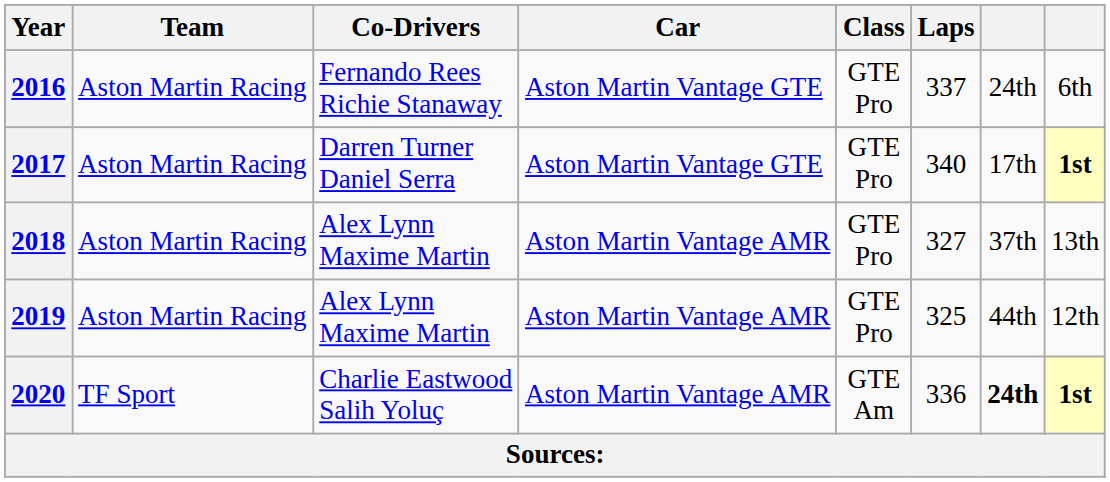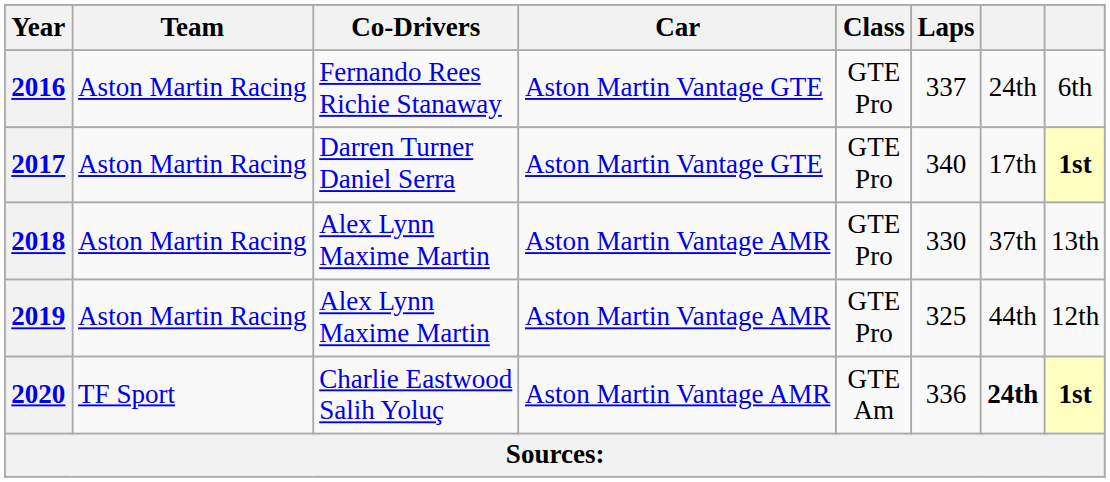(946, 241) 327 -> (946, 241) 330
